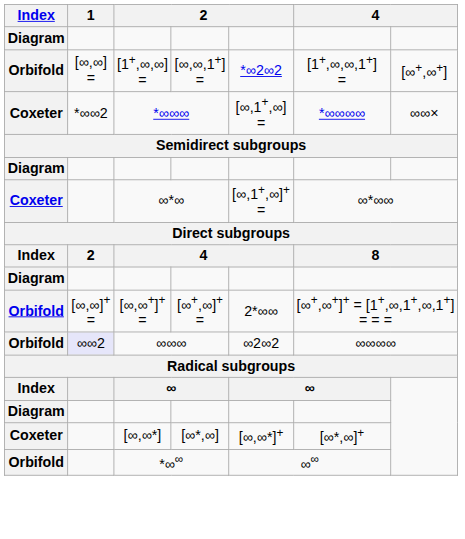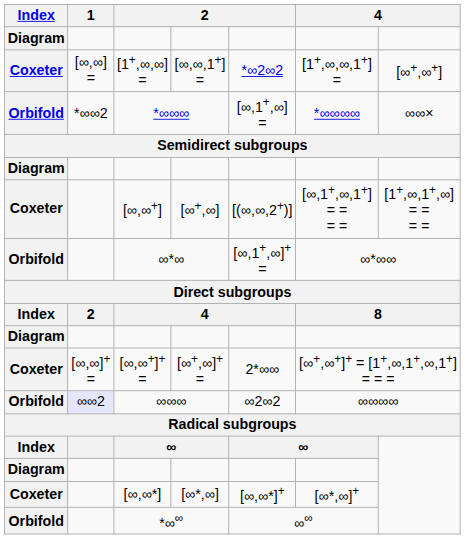(36, 70) Orbifold -> (36, 70) Coxeter
(36, 113) Coxeter -> (36, 113) Orbifold
+ row: (142, 208)
(36, 200) Coxeter -> (36, 259) Orbifold
(36, 311) Orbifold -> (36, 369) Coxeter
